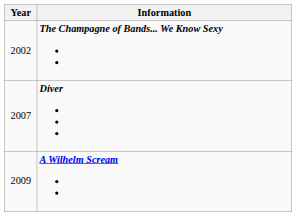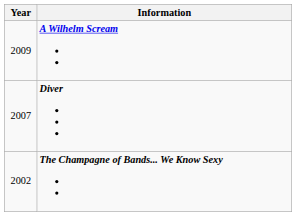rows swapped: (164, 45) <-> (164, 176)
